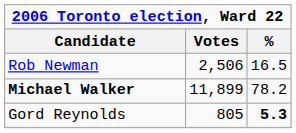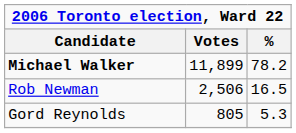rows swapped: (72, 91) <-> (53, 66)
(273, 115) bold -> (273, 115) normal
